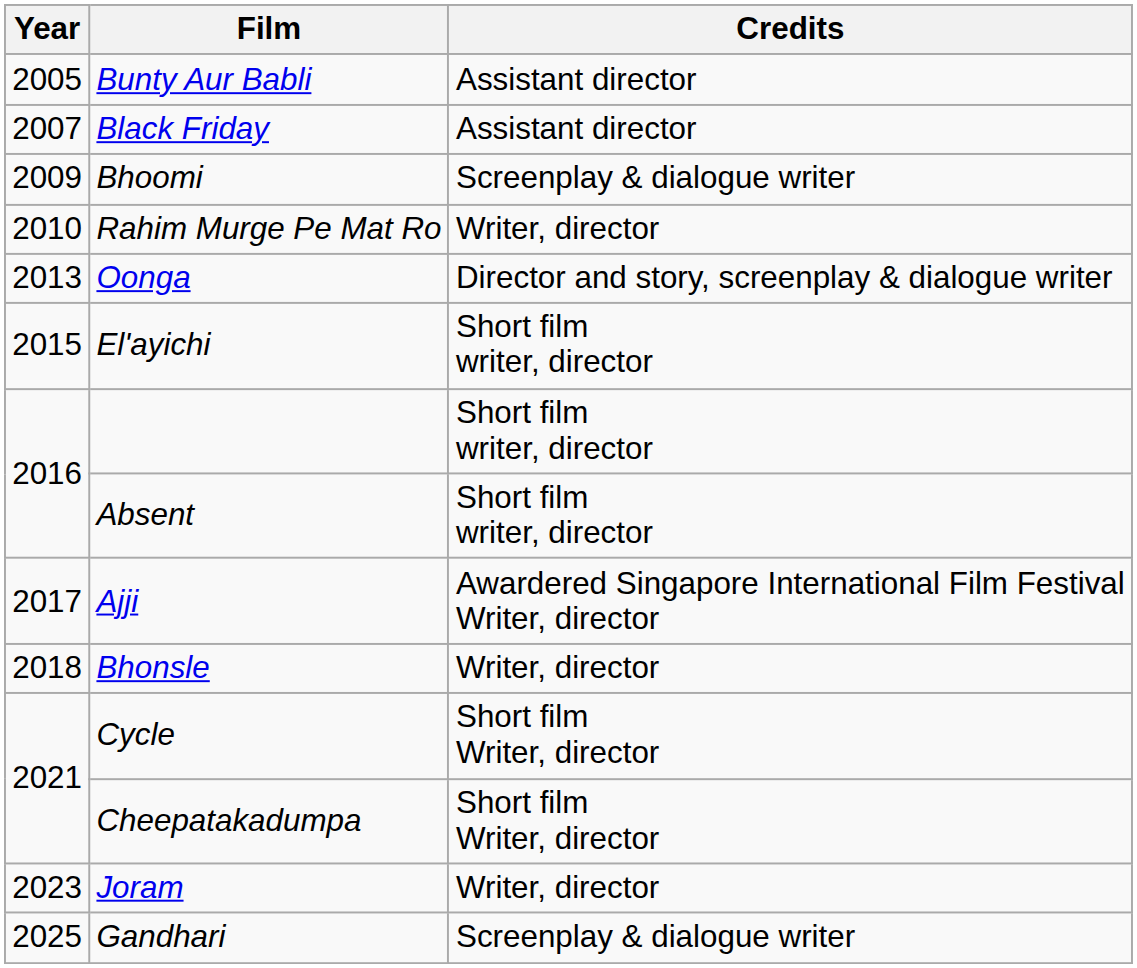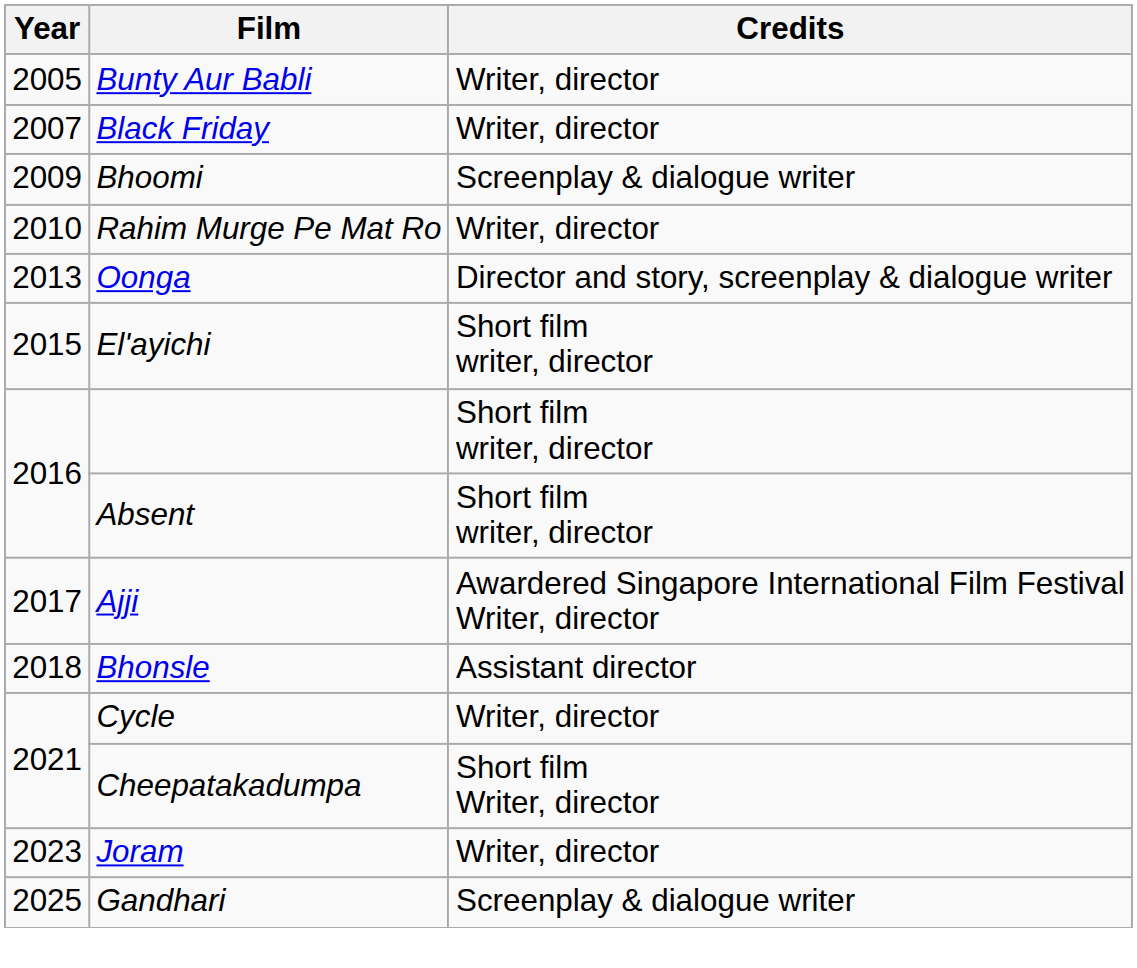(576, 79) Assistant director -> (558, 79) Writer, director
(576, 128) Assistant director -> (558, 128) Writer, director
(558, 667) Writer, director -> (576, 667) Assistant director
(558, 735) Short film Writer, director -> (558, 717) Writer, director
